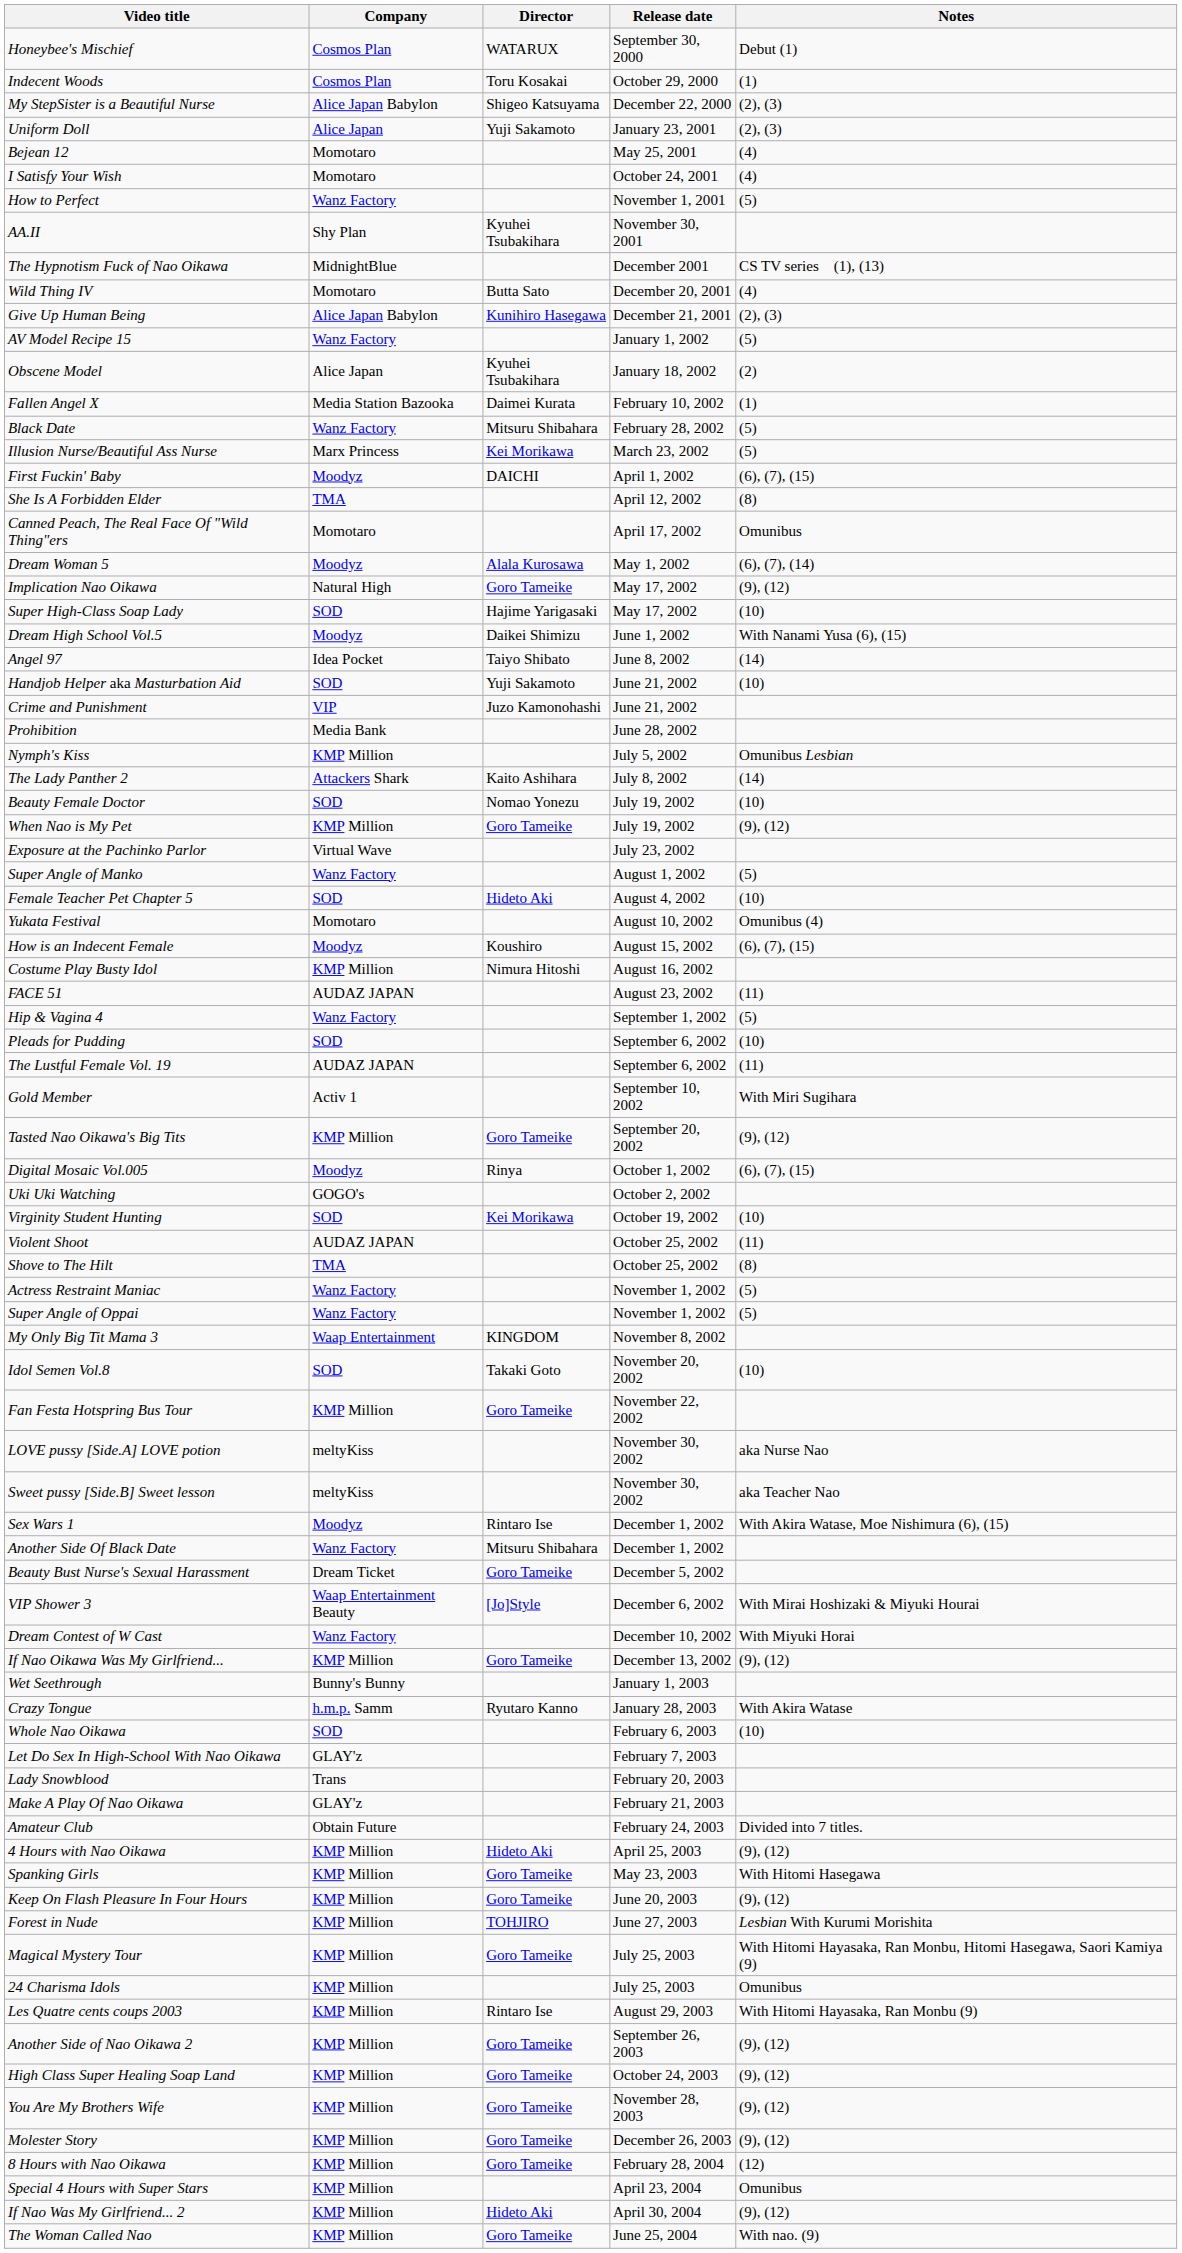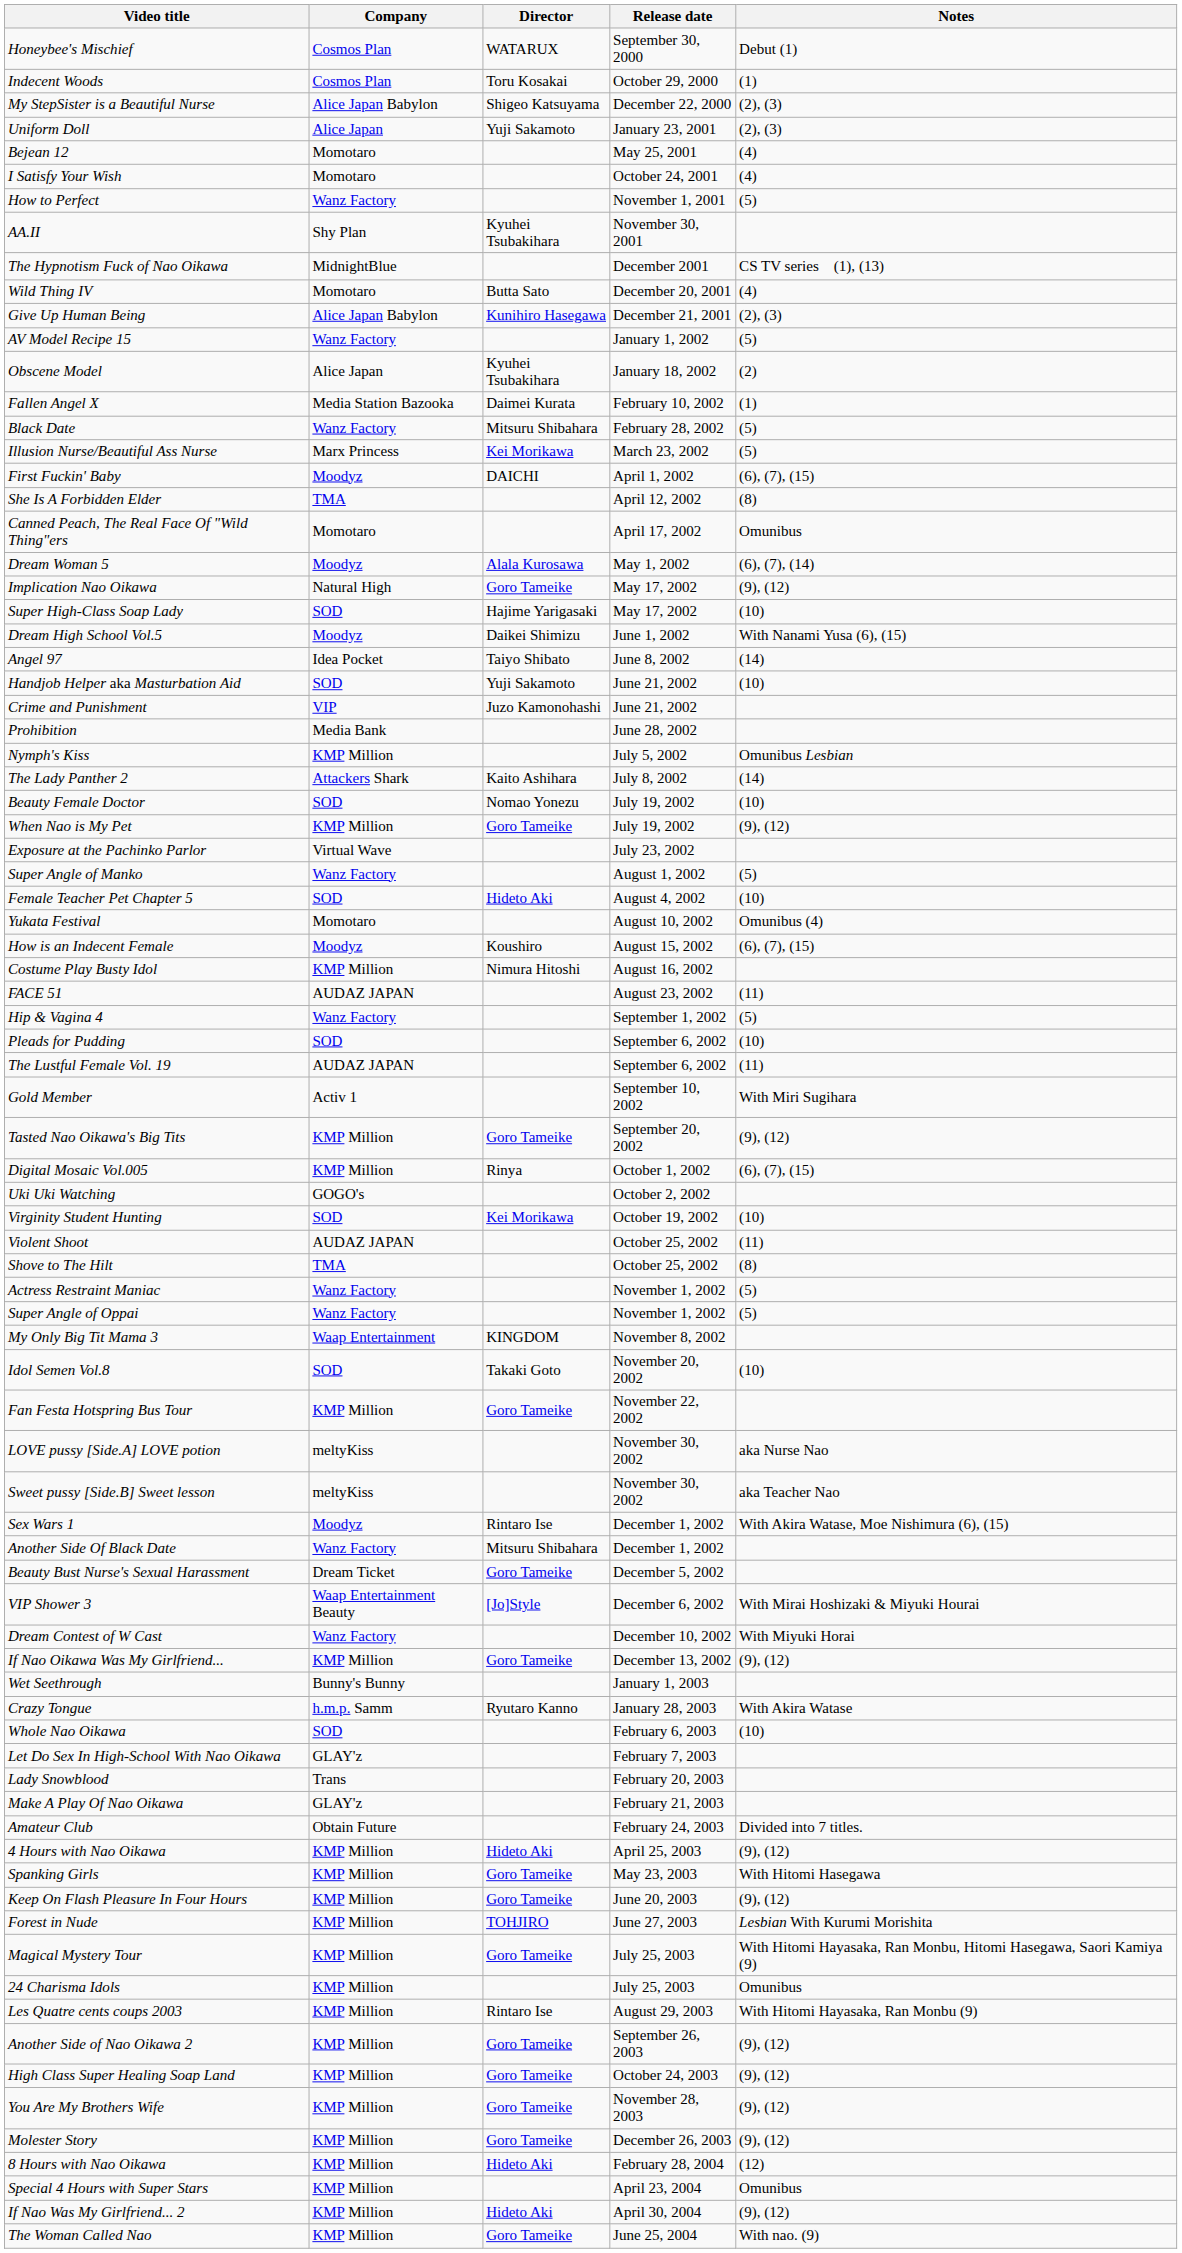(337, 1170) Moodyz -> (353, 1170) KMP Million
(529, 2164) Goro Tameike -> (519, 2164) Hideto Aki
